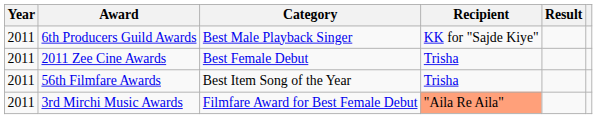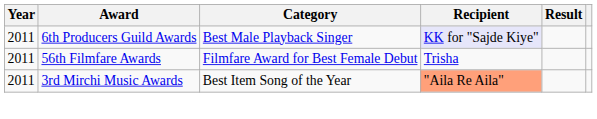(481, 37) no background -> (481, 37) lavender background
- row: (104, 59)
(277, 80) Best Item Song of the Year -> (310, 59) Filmfare Award for Best Female Debut
(310, 102) Filmfare Award for Best Female Debut -> (277, 80) Best Item Song of the Year
